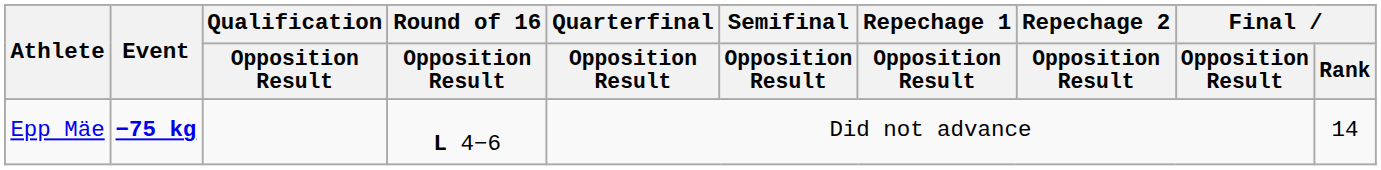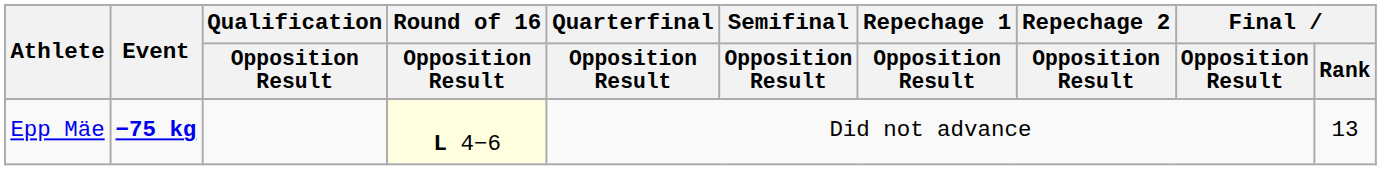(467, 145) no background -> (467, 145) lightyellow background
(1345, 131) 14 -> (1345, 131) 13
